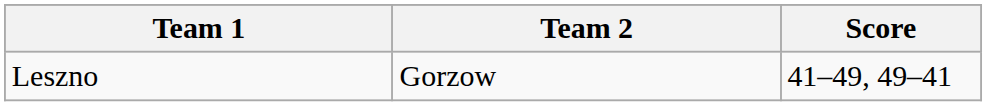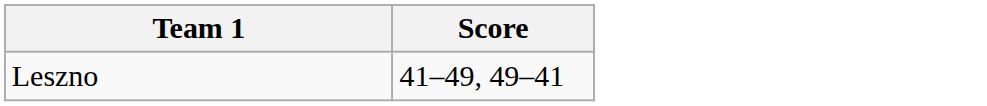- column: (587, 28)
